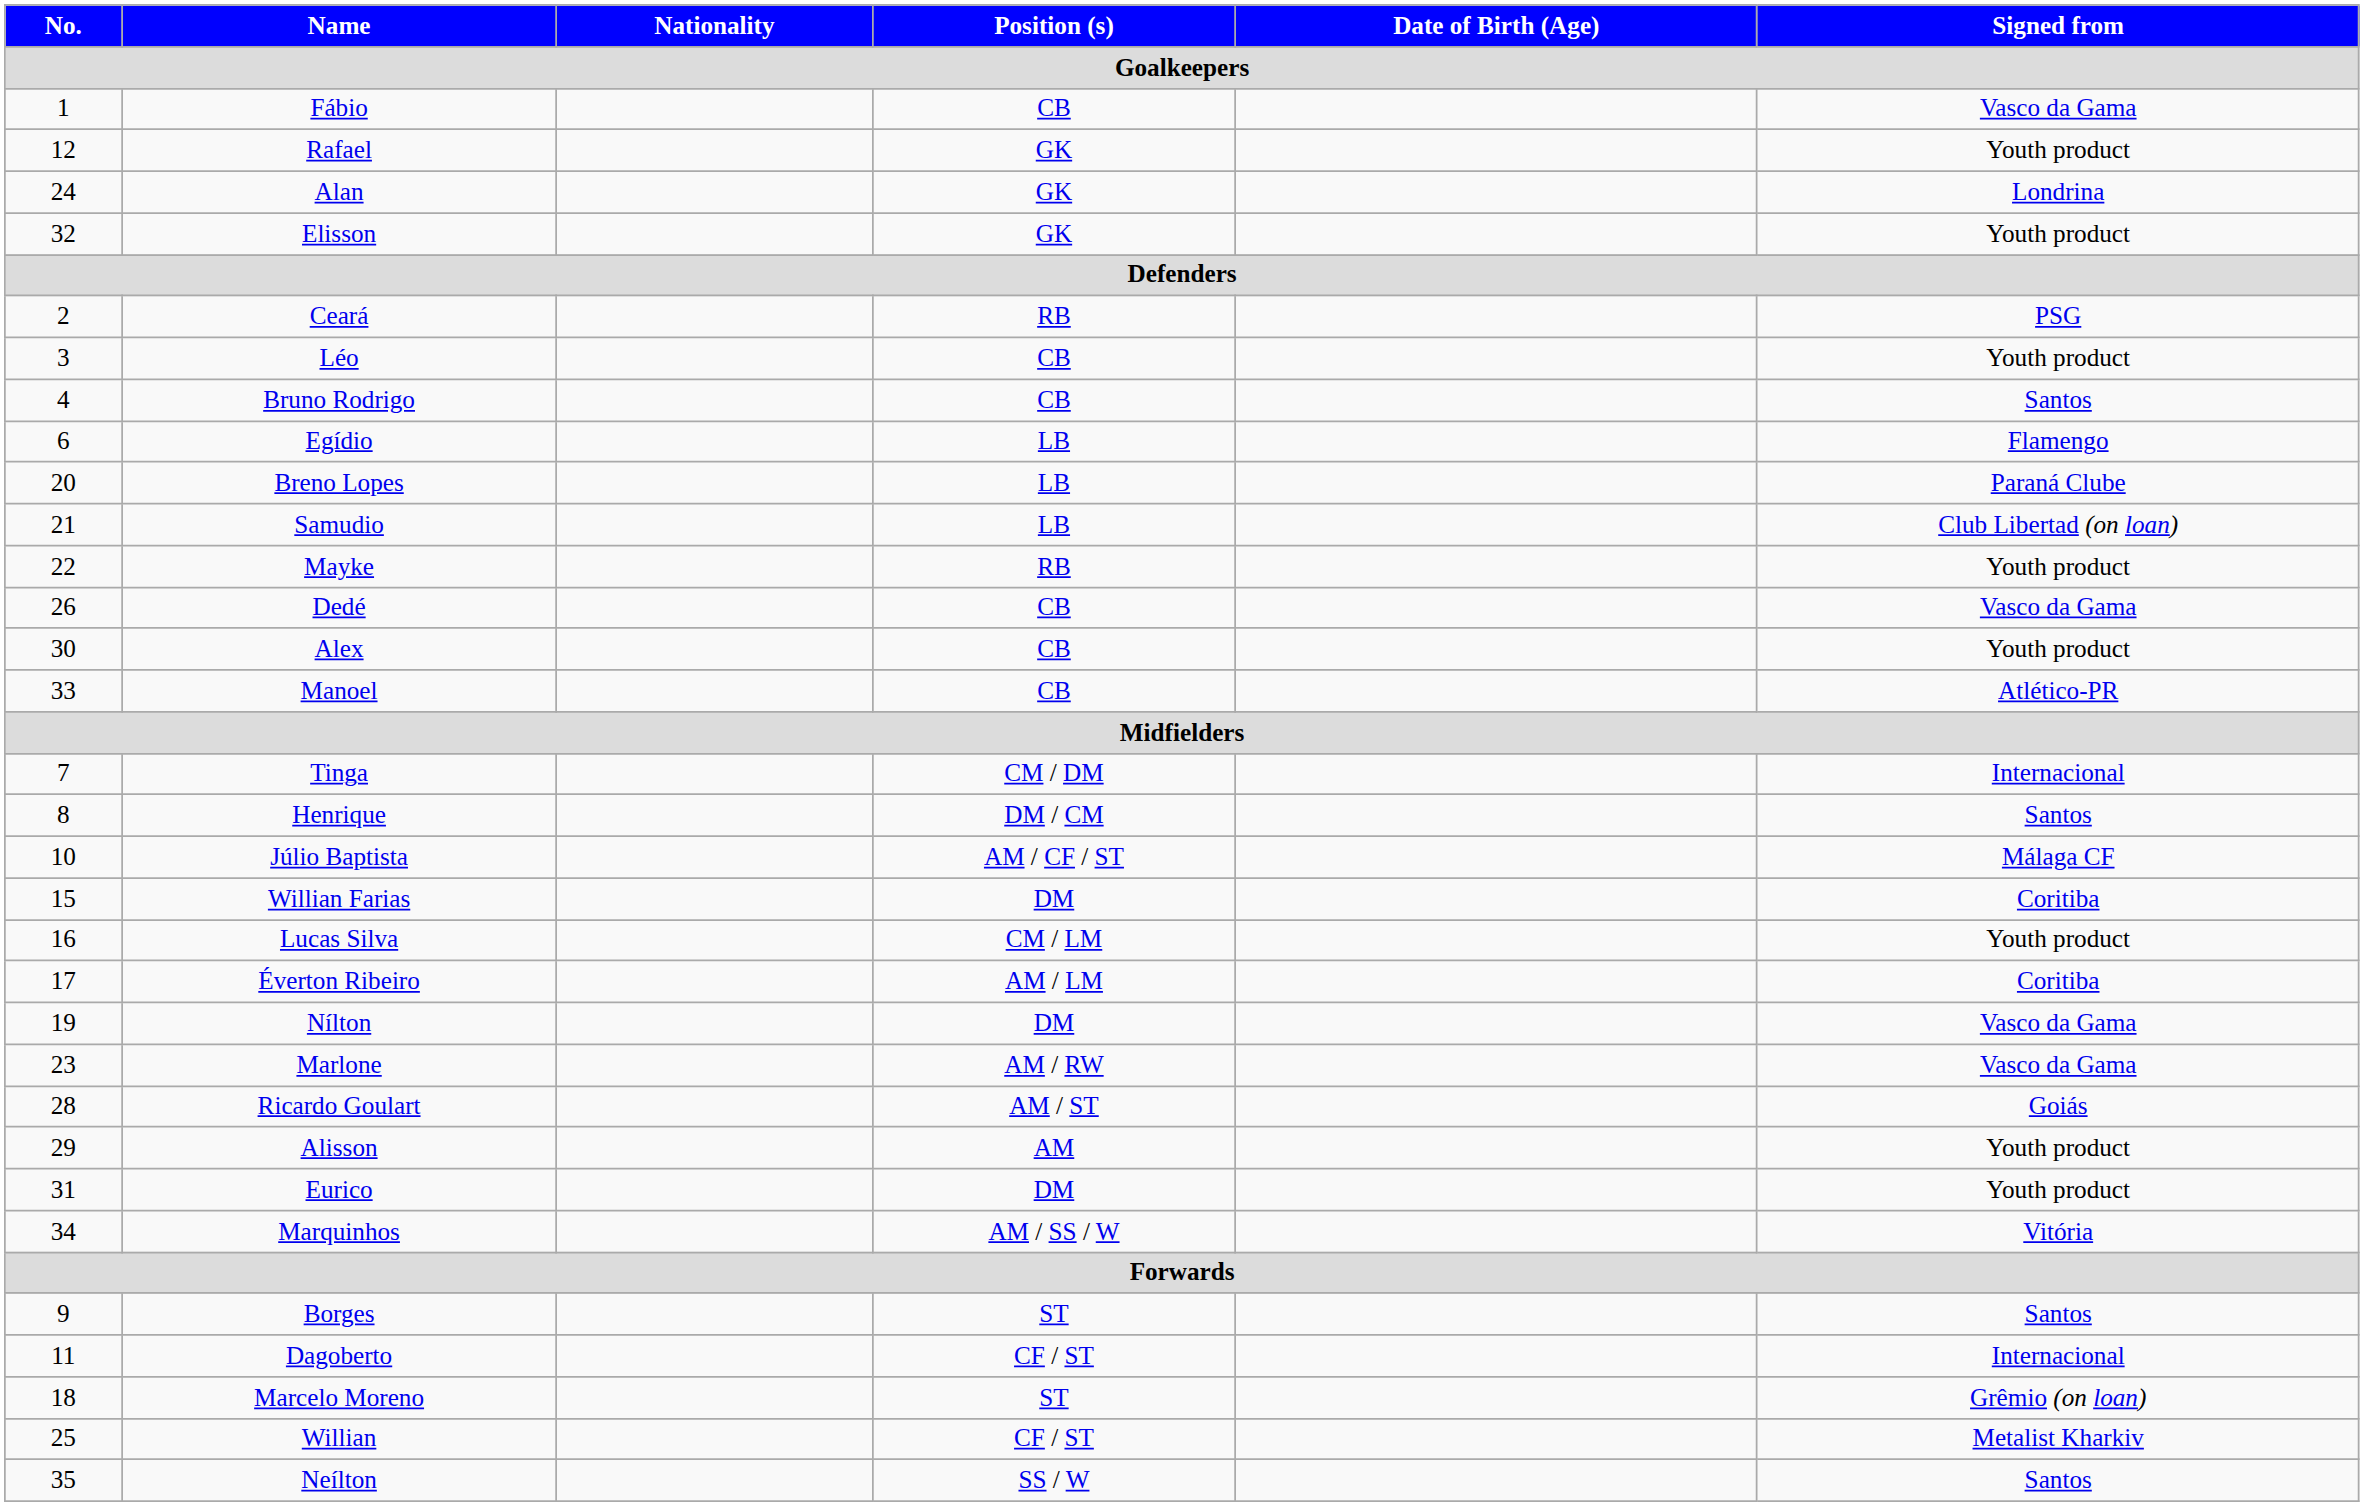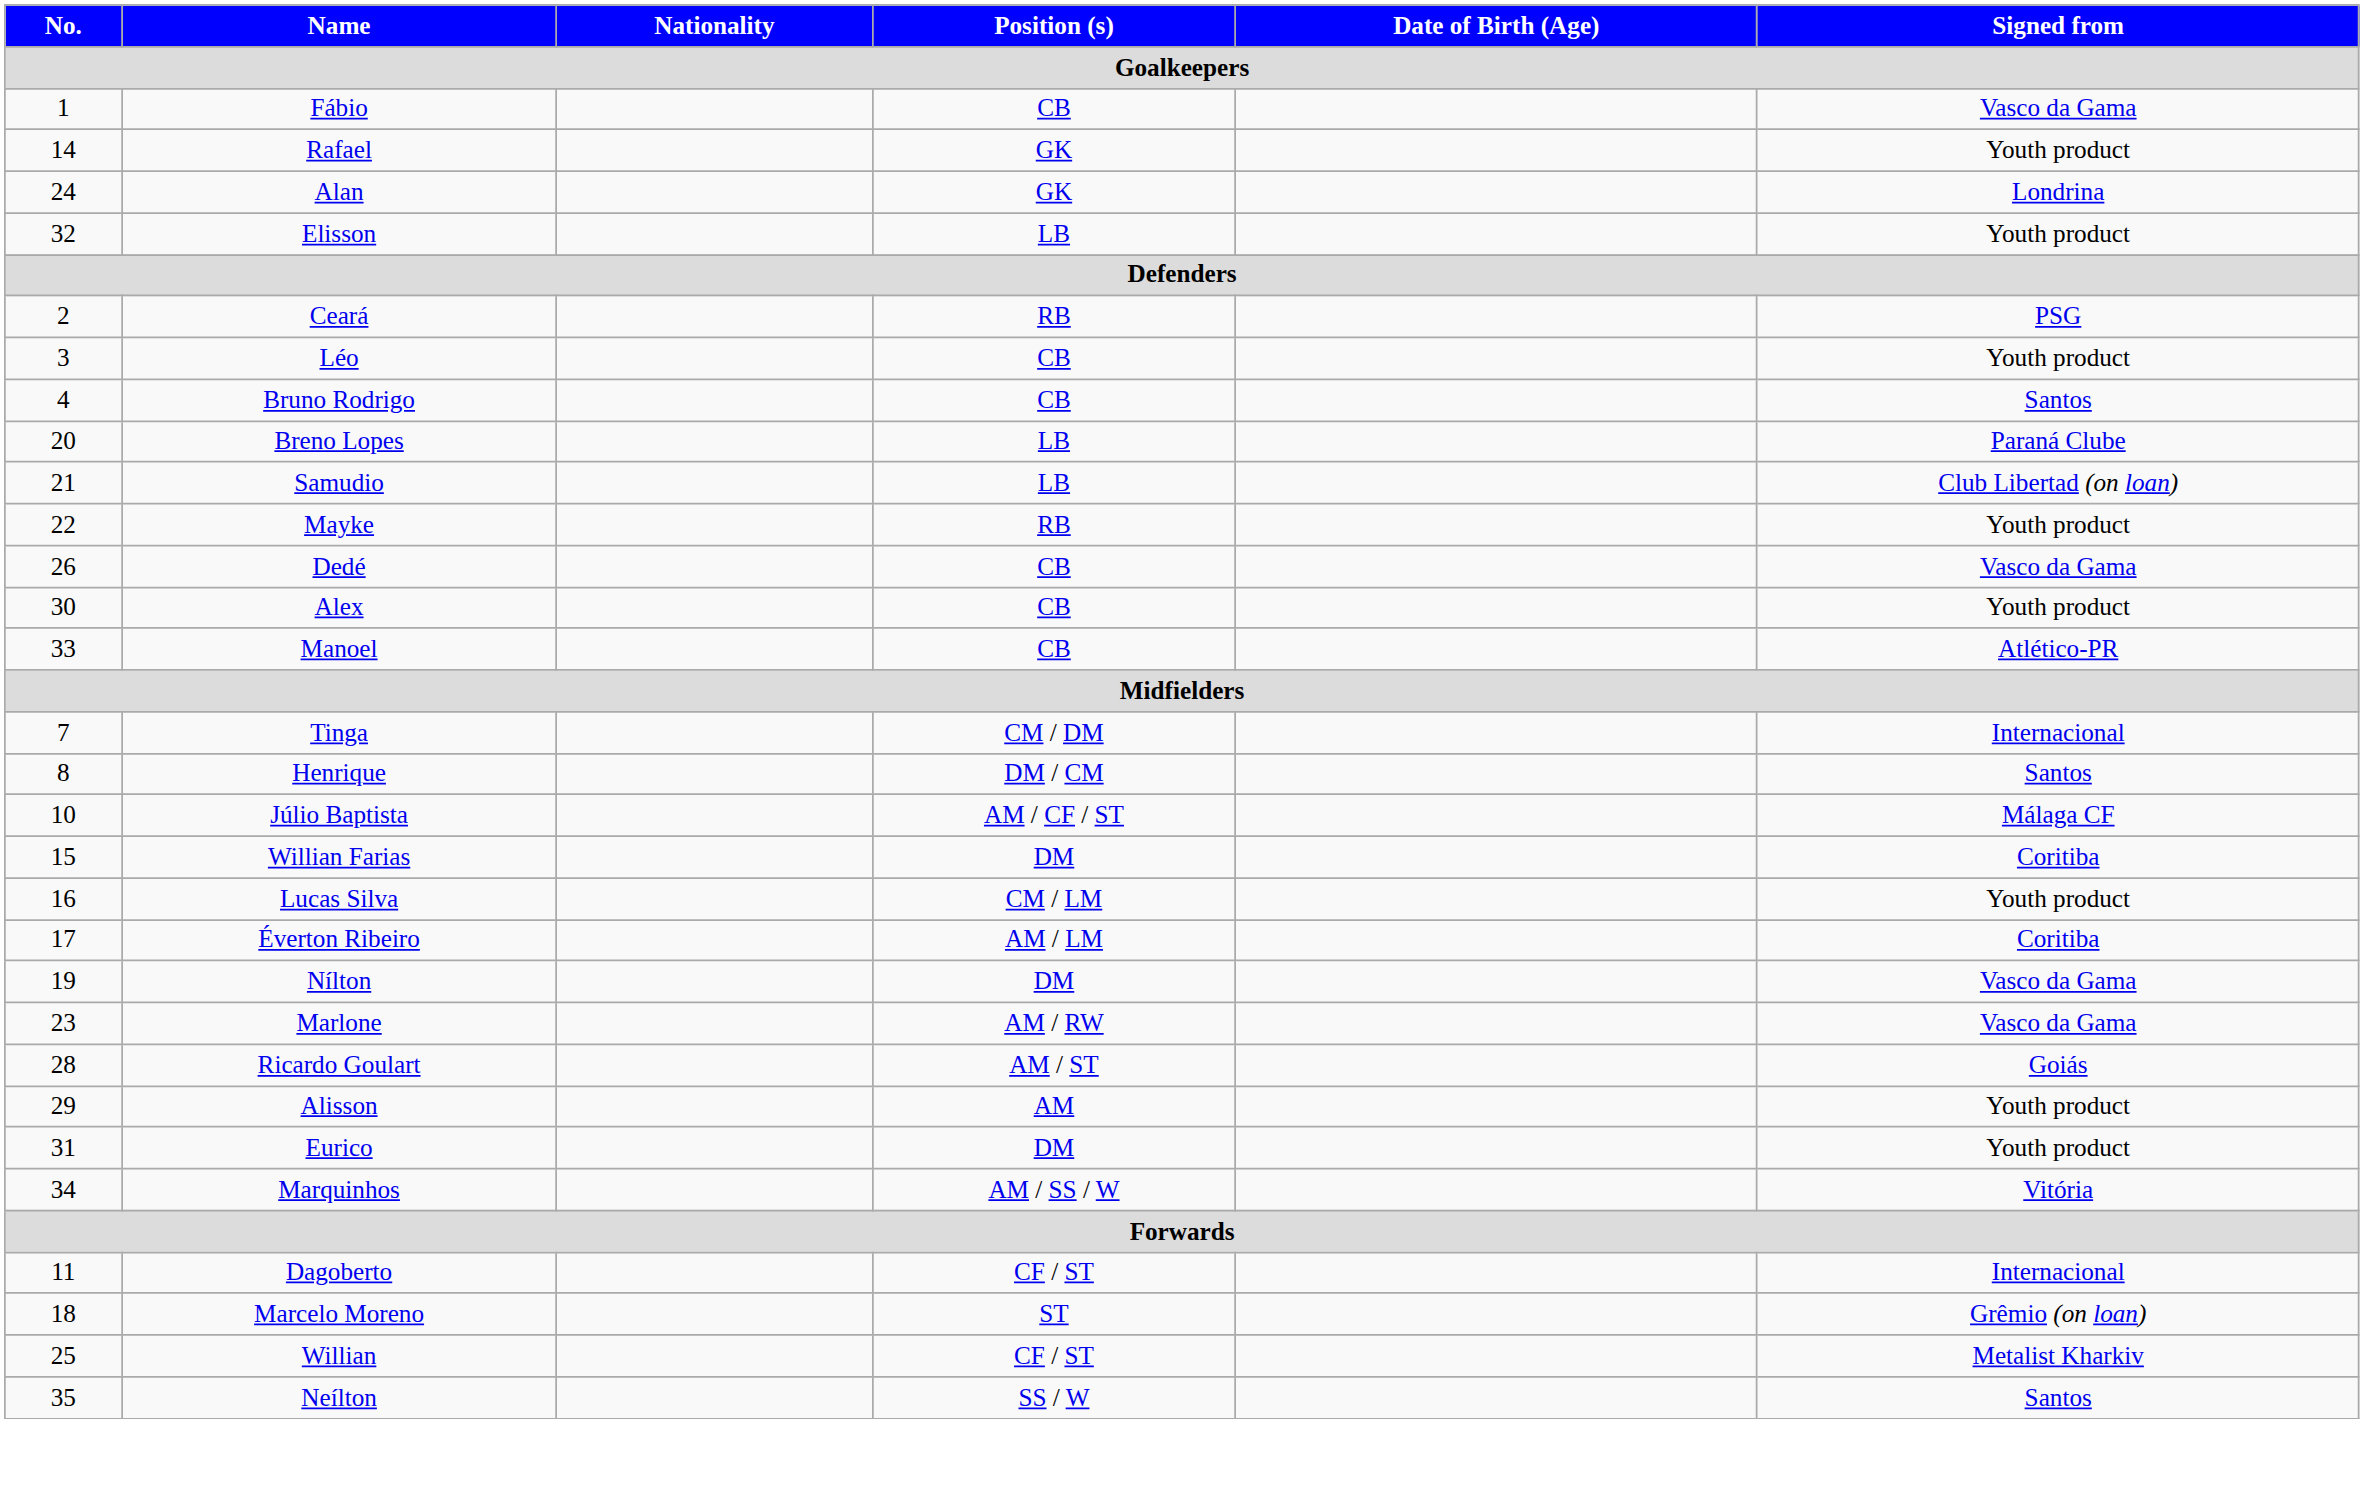(63, 150) 12 -> (63, 150) 14
(1054, 233) GK -> (1054, 233) LB
- row: (339, 441)
- row: (339, 1314)
